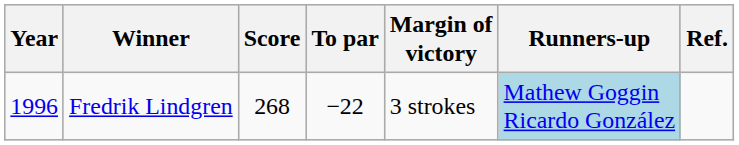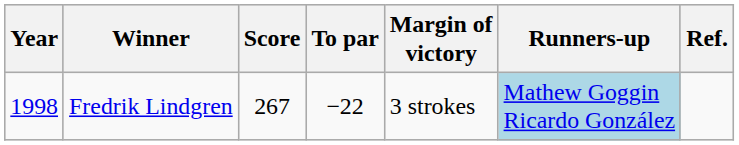(34, 106) 1996 -> (34, 106) 1998
(272, 106) 268 -> (272, 106) 267
